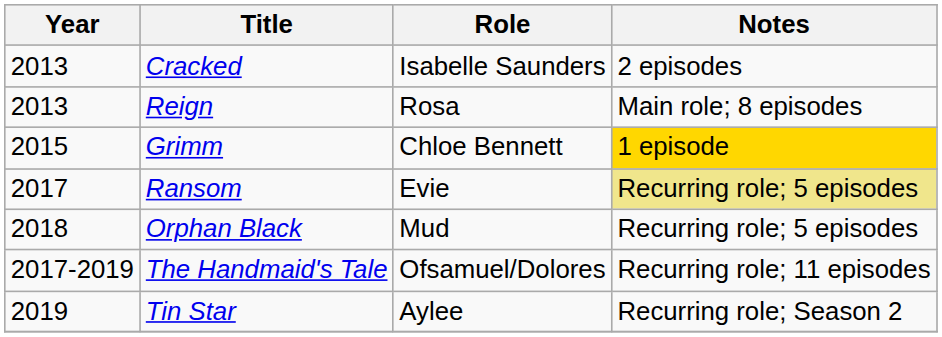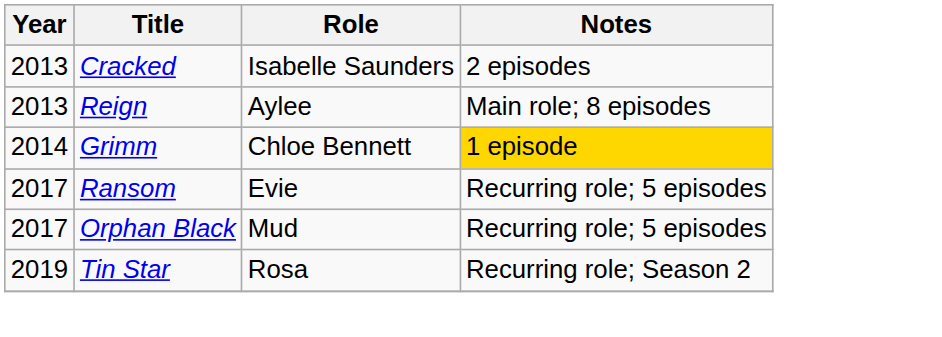(429, 106) Rosa -> (280, 106) Aylee
(39, 147) 2015 -> (39, 147) 2014
(768, 188) khaki background -> (616, 188) no background
(39, 229) 2018 -> (39, 229) 2017
- row: (267, 270)
(431, 310) Aylee -> (278, 270) Rosa
